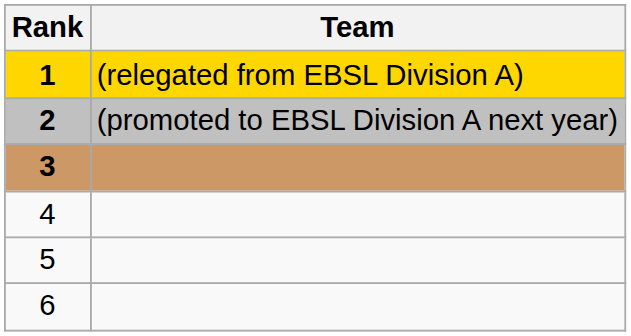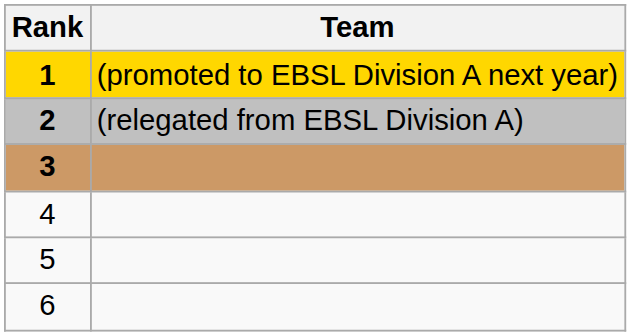(310, 74) (relegated from EBSL Division A) -> (357, 74) (promoted to EBSL Division A next year)
(357, 120) (promoted to EBSL Division A next year) -> (310, 120) (relegated from EBSL Division A)
